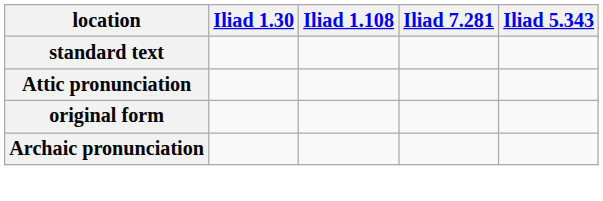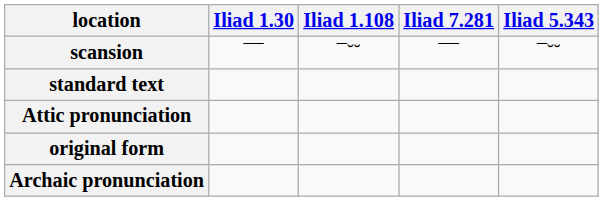+ row: (107, 52)
